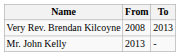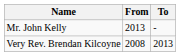rows swapped: (64, 28) <-> (36, 43)
